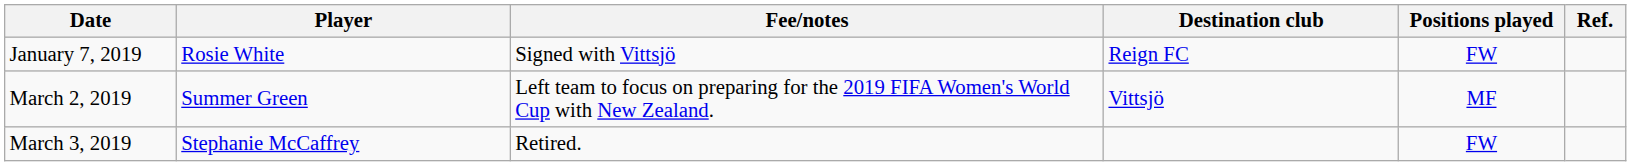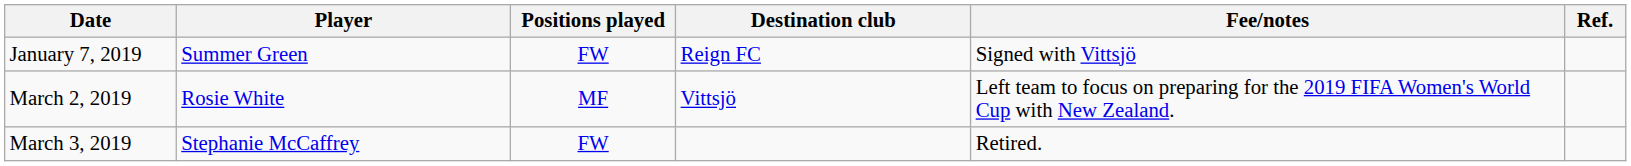columns swapped: (1481, 20) <-> (807, 20)
(233, 53) Rosie White -> (245, 53) Summer Green
(245, 98) Summer Green -> (233, 98) Rosie White
